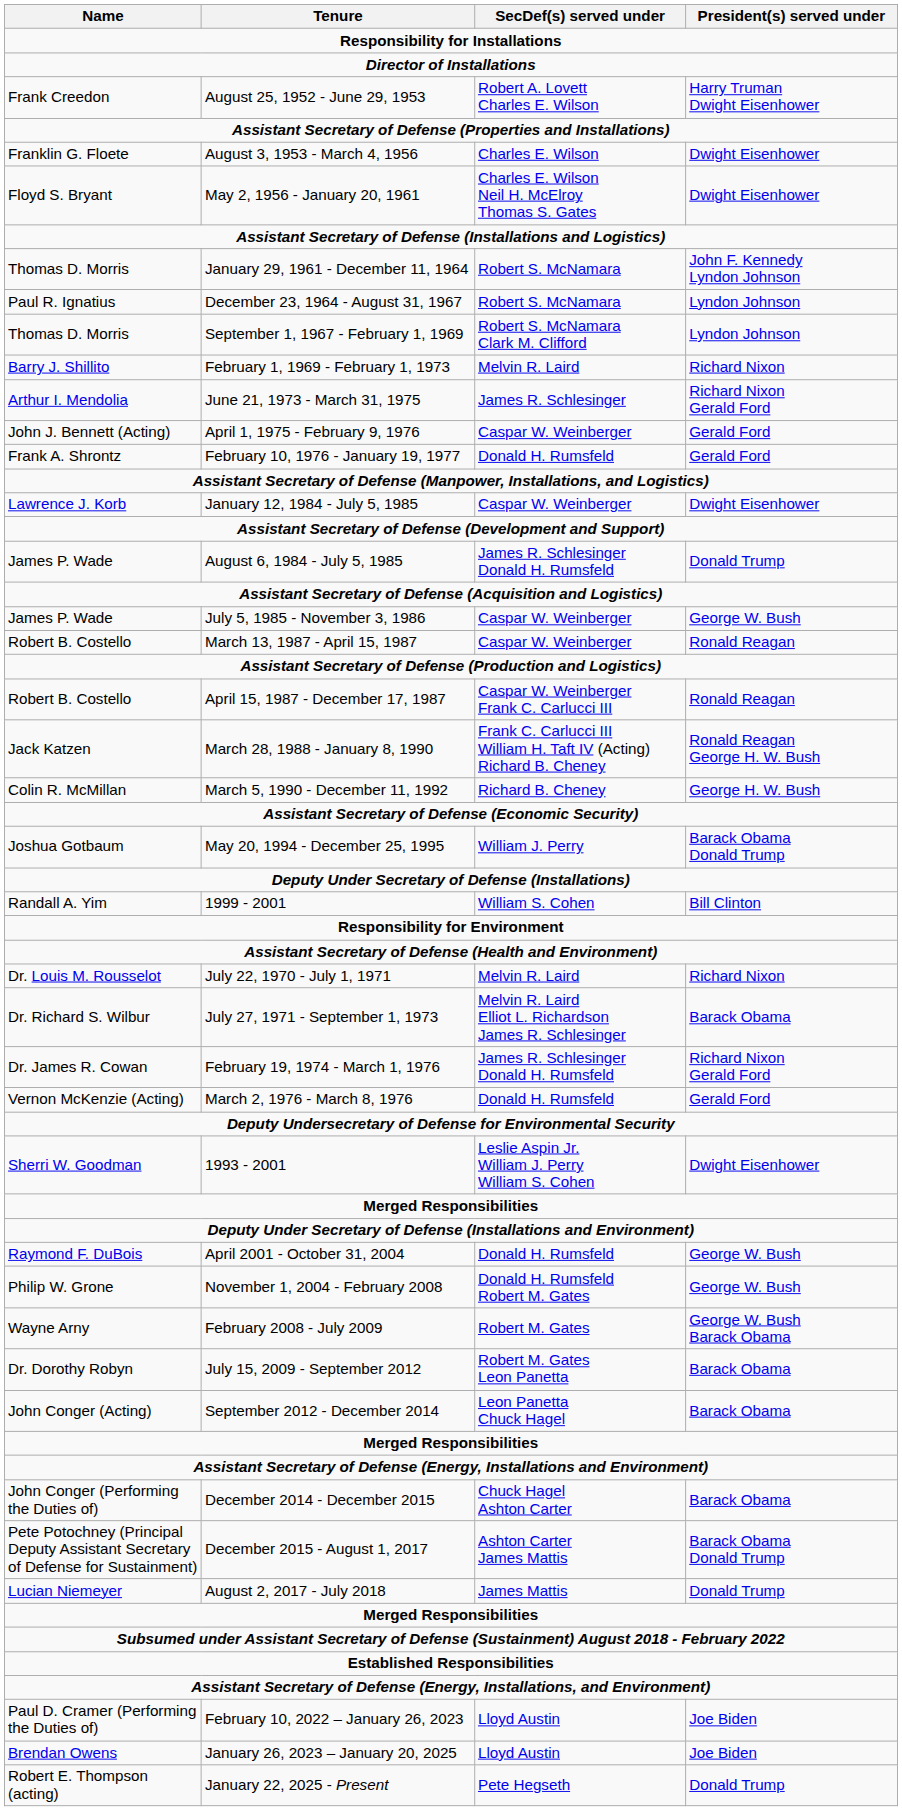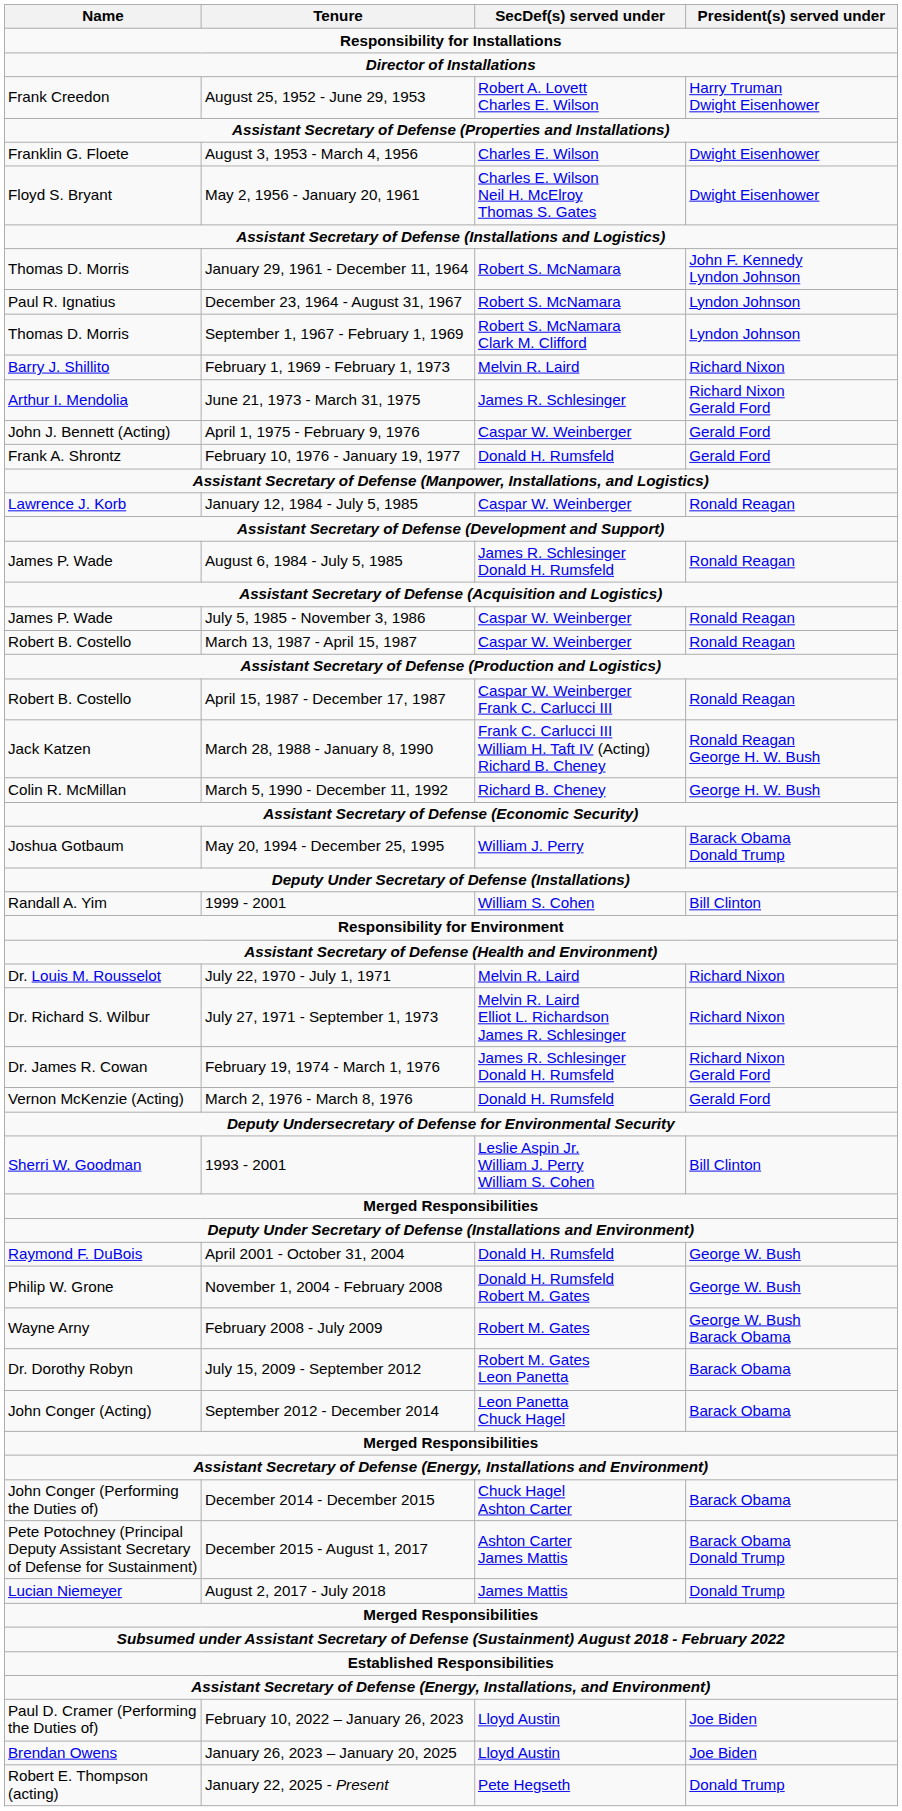(754, 504) Dwight Eisenhower -> (742, 504) Ronald Reagan
(737, 561) Donald Trump -> (742, 561) Ronald Reagan
(745, 618) George W. Bush -> (742, 618) Ronald Reagan
(740, 1017) Barack Obama -> (737, 1017) Richard Nixon
(754, 1164) Dwight Eisenhower -> (725, 1164) Bill Clinton
